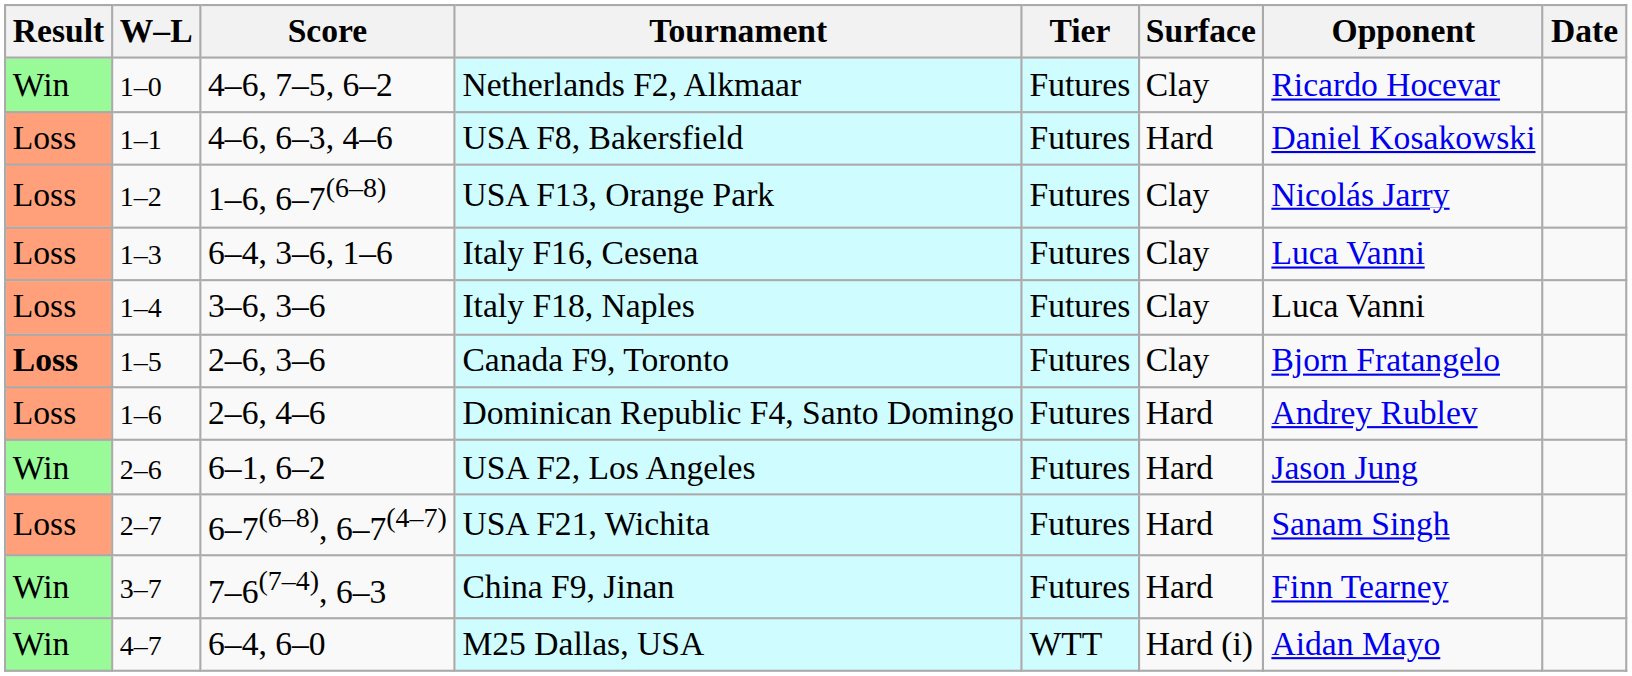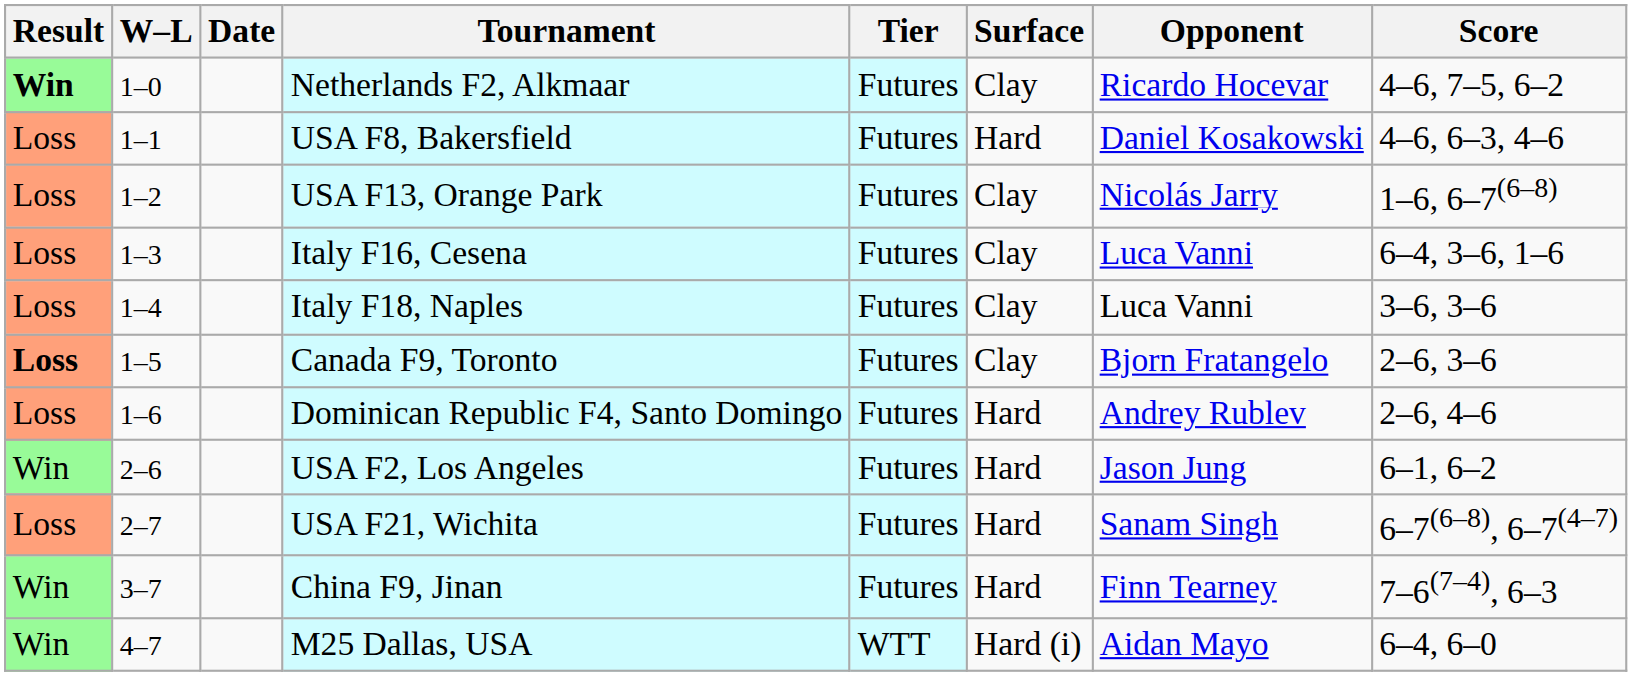columns swapped: (1585, 31) <-> (327, 31)
(41, 84) normal -> (43, 84) bold
